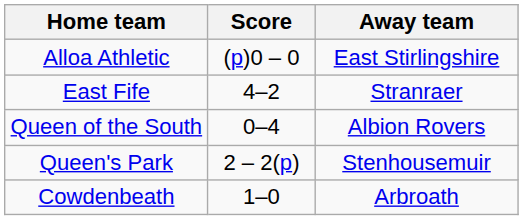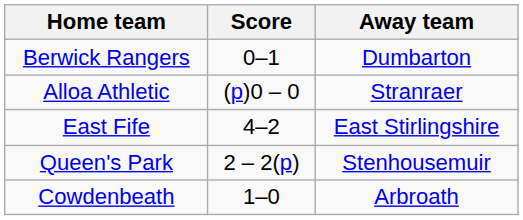+ row: (106, 57)
(417, 57) East Stirlingshire -> (417, 92) Stranraer
(417, 92) Stranraer -> (417, 127) East Stirlingshire
- row: (106, 127)
